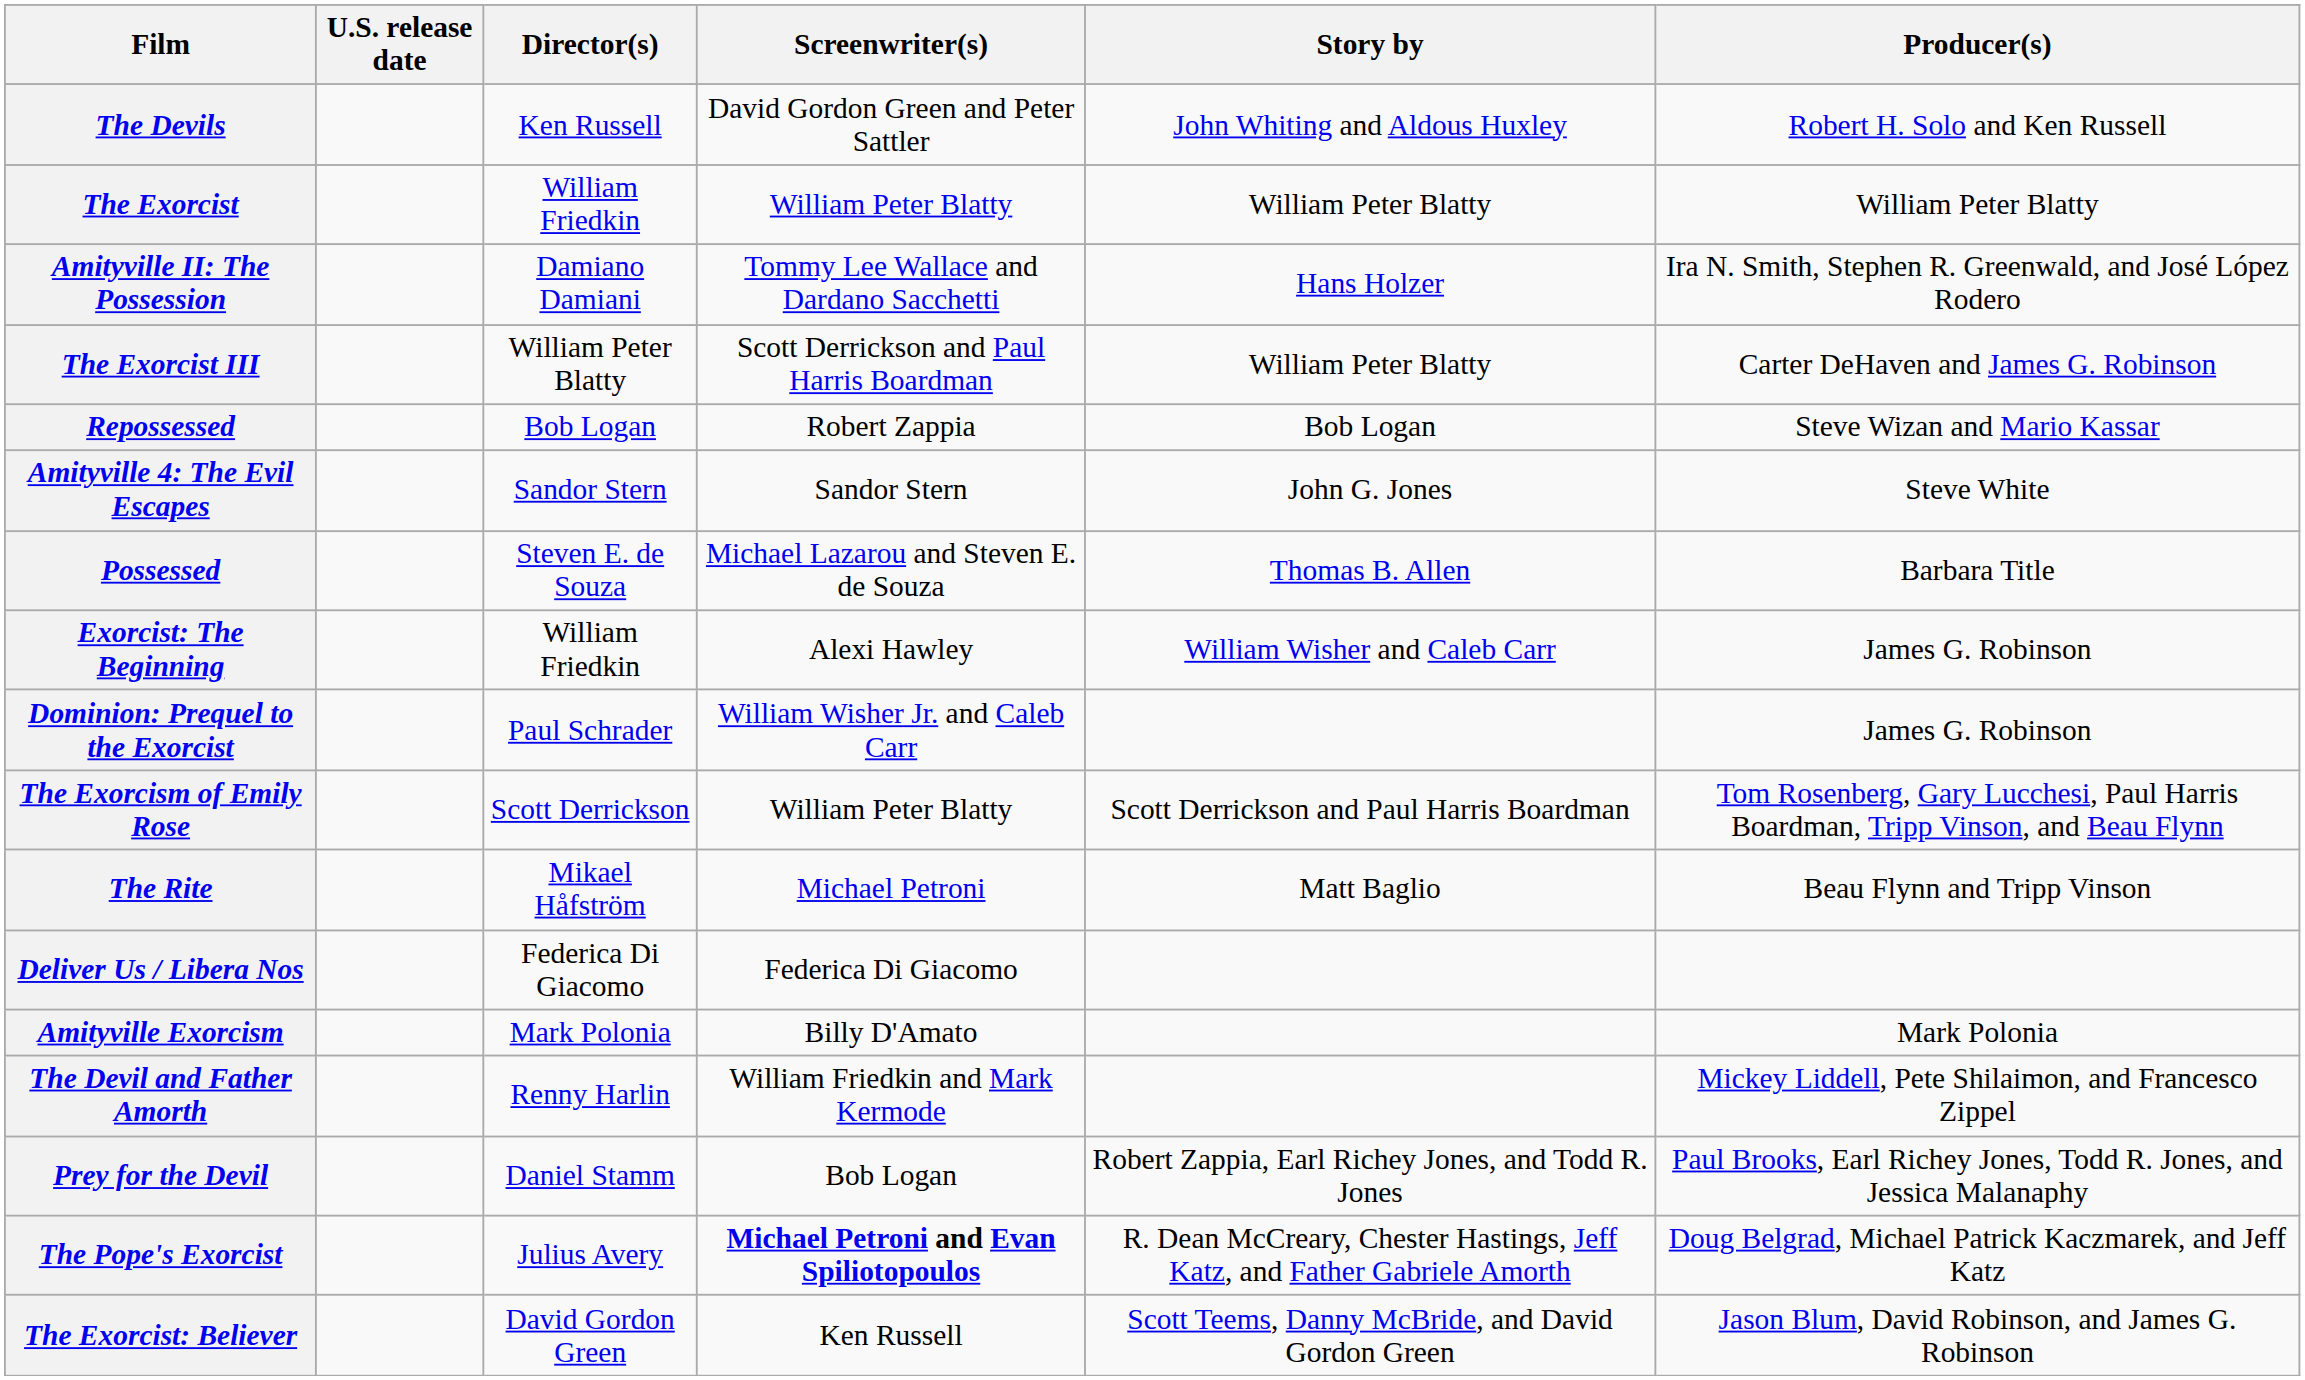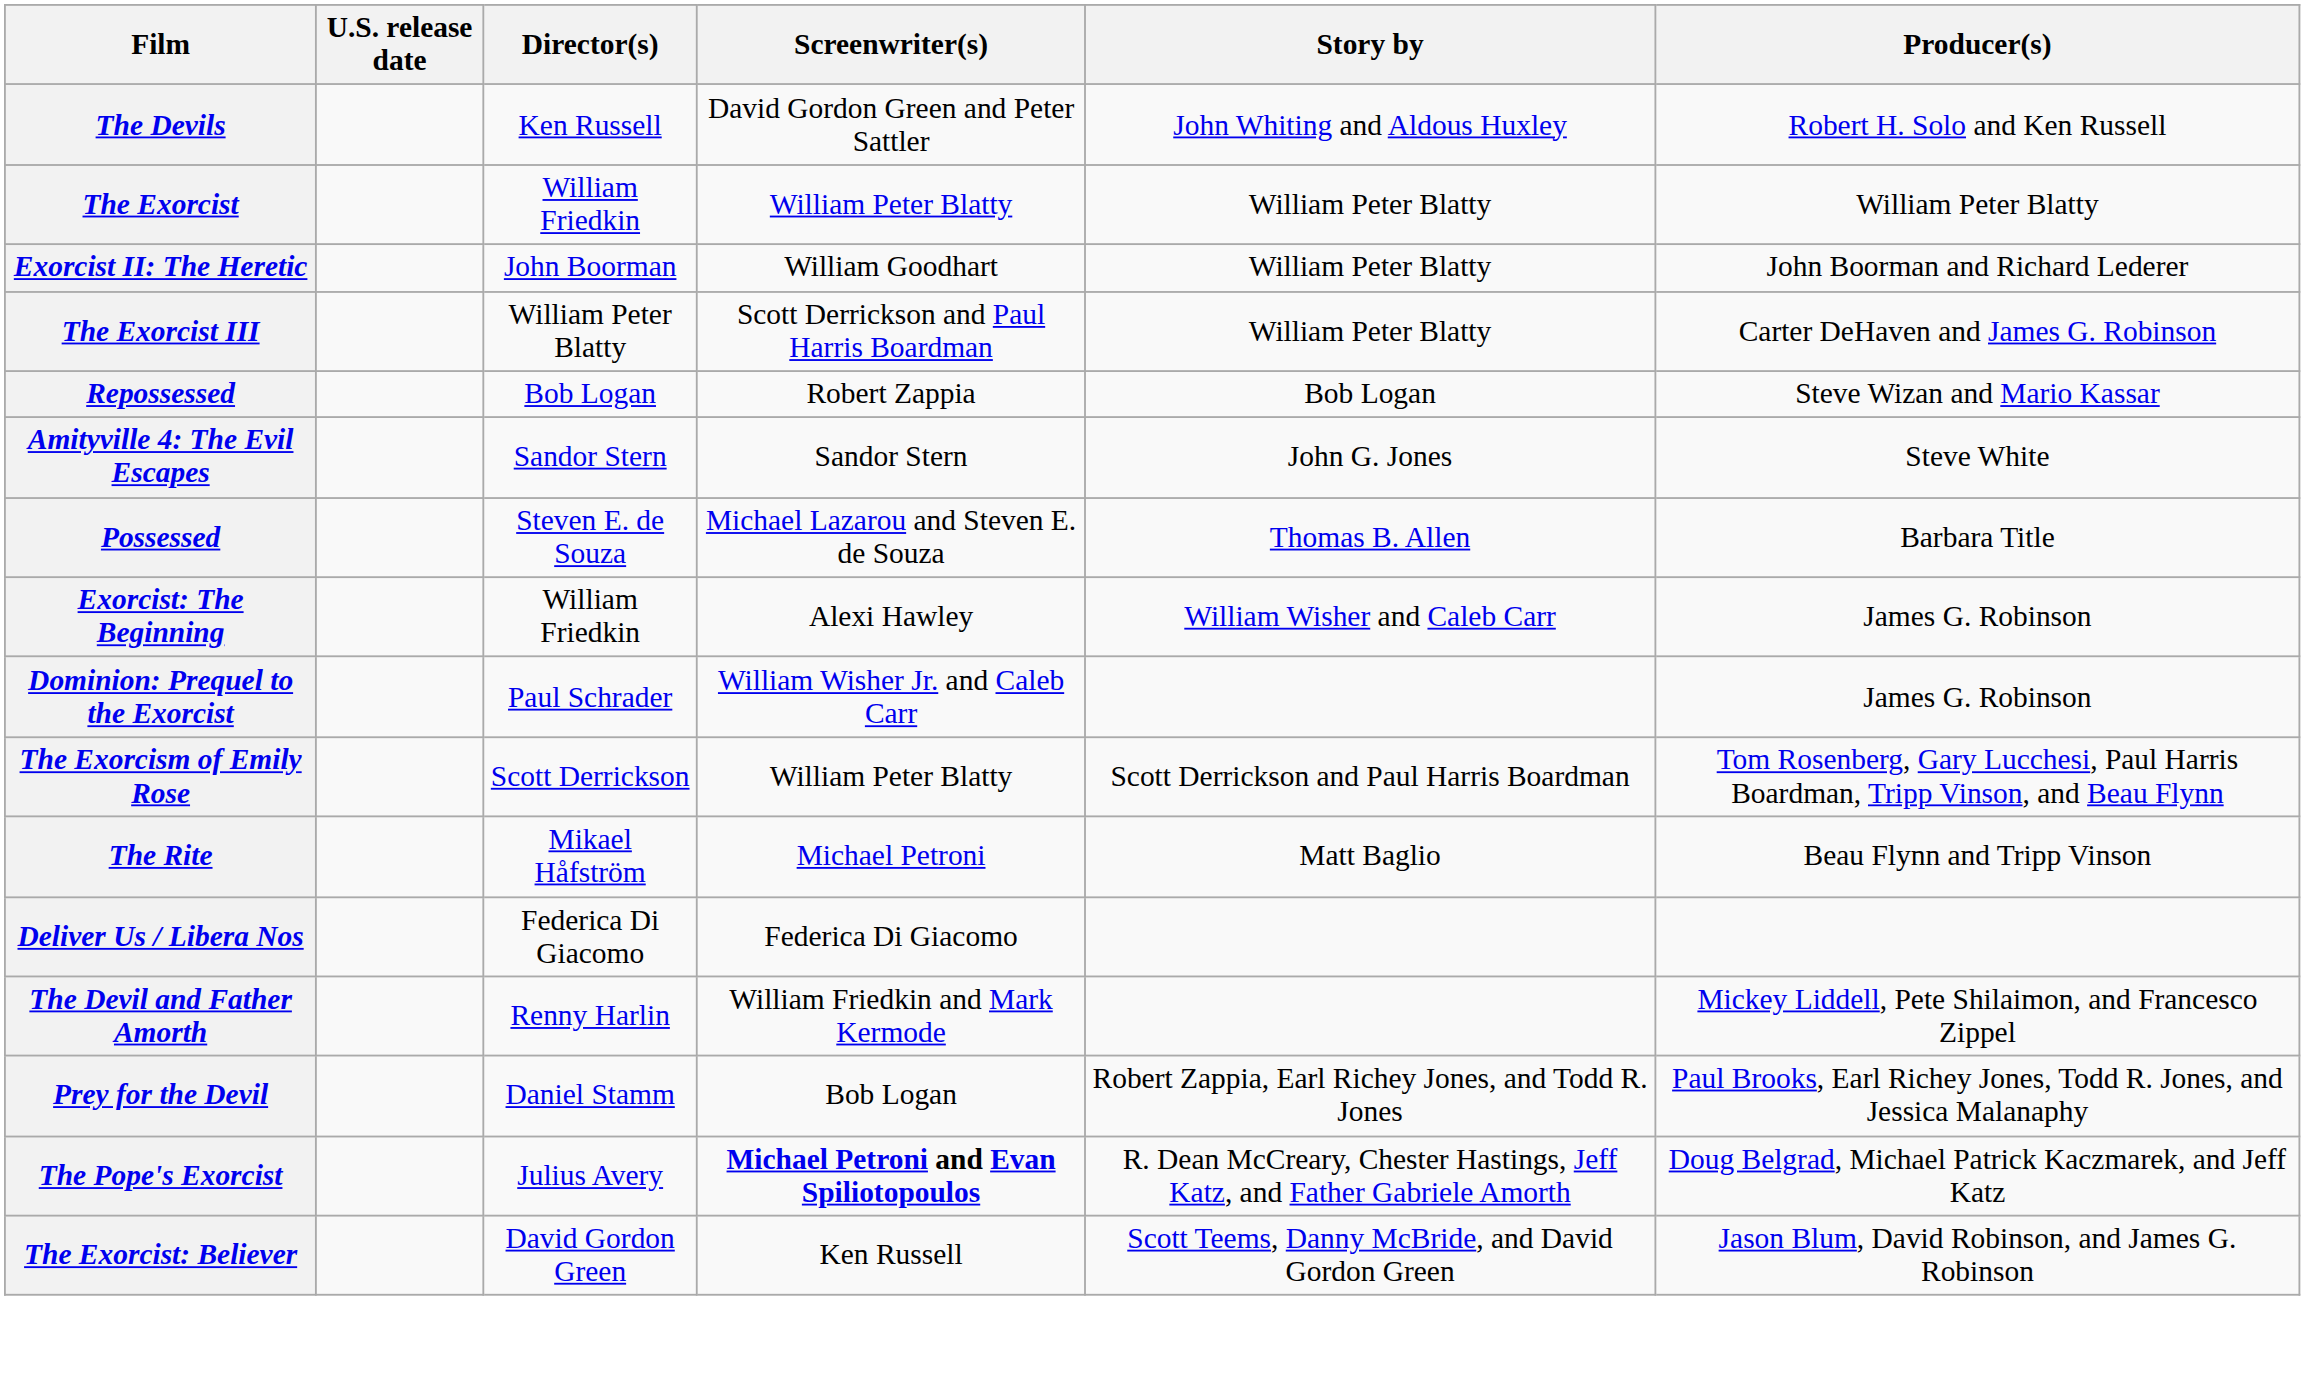+ row: (161, 267)
- row: (161, 283)
- row: (161, 1032)
